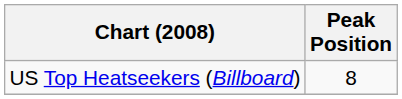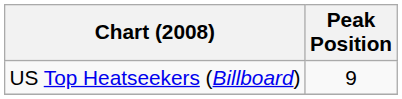(351, 77) 8 -> (351, 77) 9
